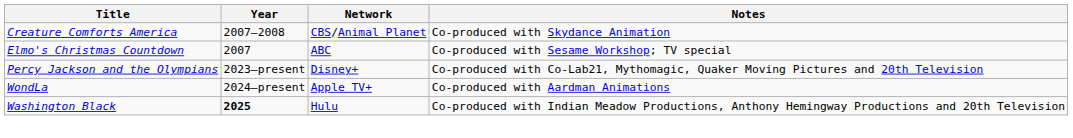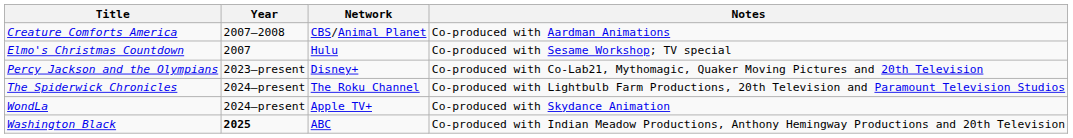(551, 32) Co-produced with Skydance Animation -> (551, 32) Co-produced with Aardman Animations
(321, 51) ABC -> (324, 51) Hulu
+ row: (92, 87)
(551, 87) Co-produced with Aardman Animations -> (551, 106) Co-produced with Skydance Animation
(324, 106) Hulu -> (321, 124) ABC
